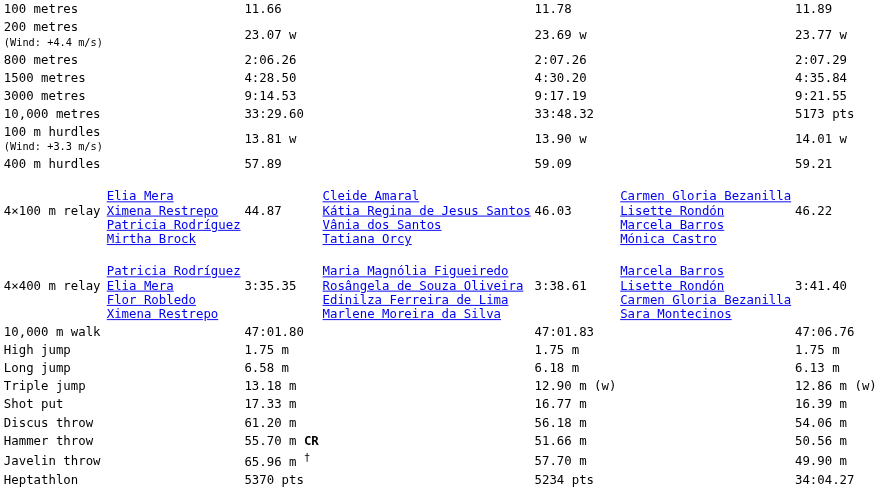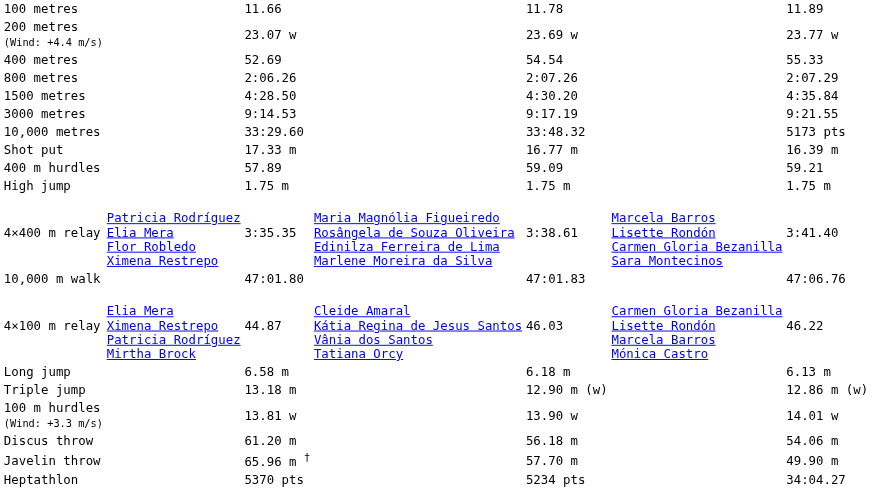+ row: (41, 59)
rows swapped: (53, 139) <-> (34, 404)
rows swapped: (52, 210) <-> (37, 350)
- row: (48, 440)
